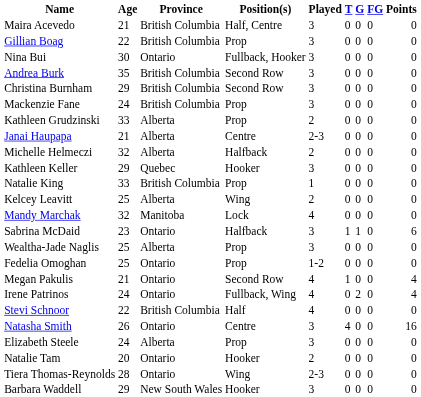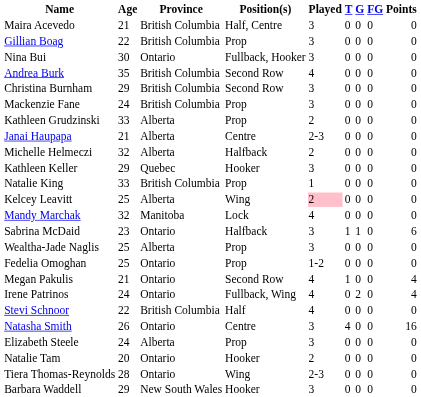(311, 73) 3 -> (311, 73) 4
(311, 199) no background -> (311, 199) pink background
